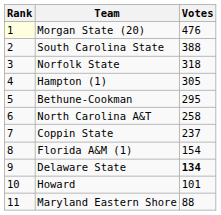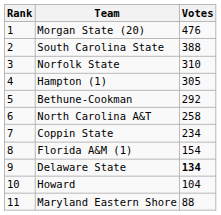(10, 30) lightyellow background -> (10, 30) no background
(191, 64) 318 -> (191, 64) 310
(191, 99) 295 -> (191, 99) 292
(191, 133) 237 -> (191, 133) 234
(191, 185) 101 -> (191, 185) 104
